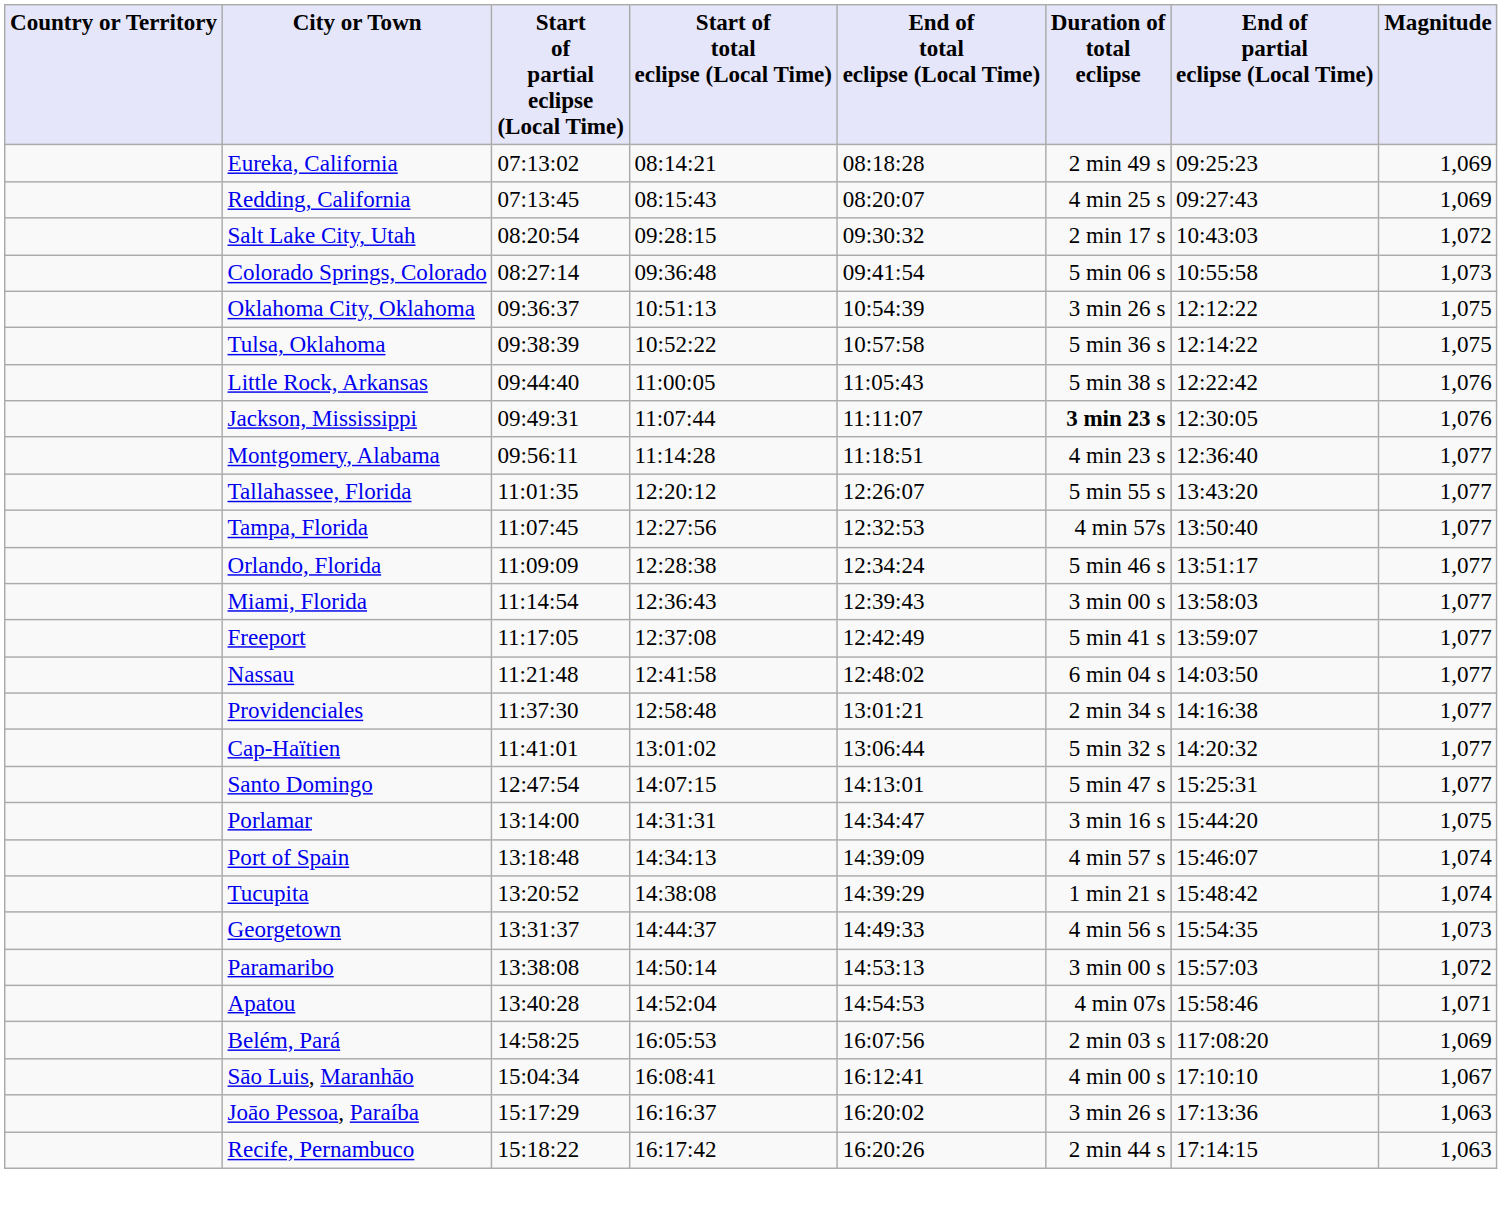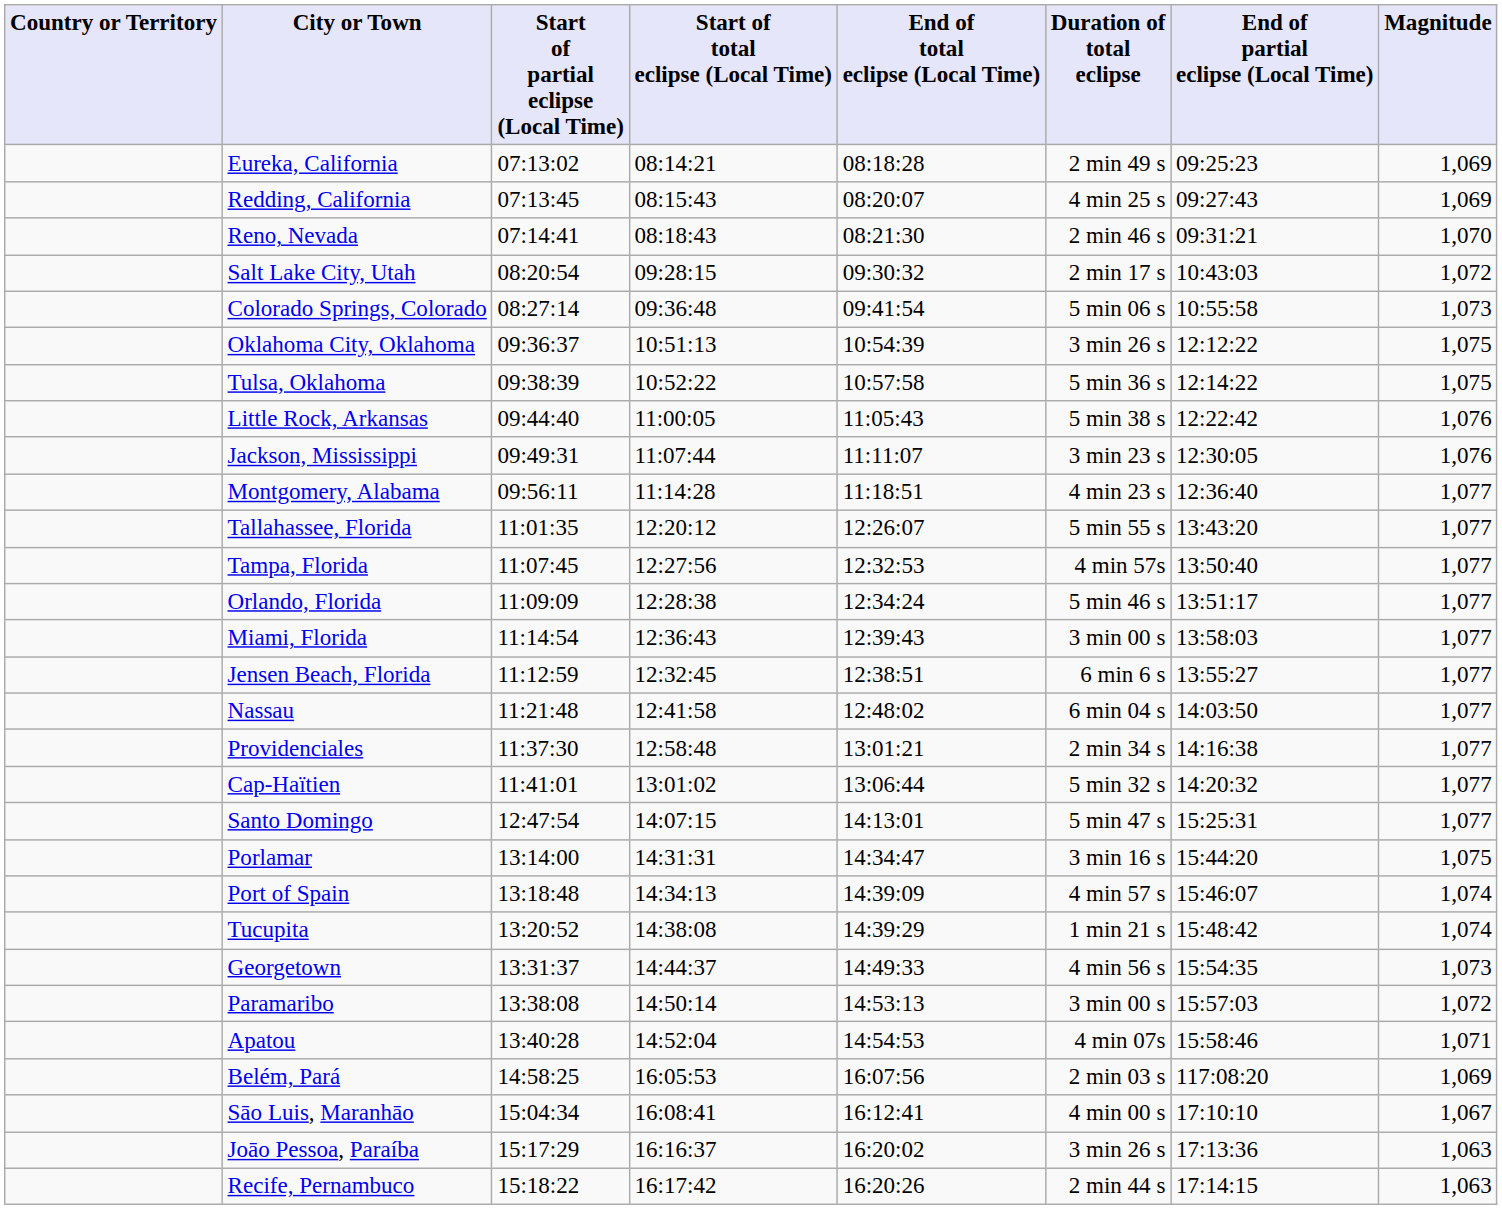+ row: (293, 236)
(1116, 418) bold -> (1117, 455) normal
+ row: (329, 674)
- row: (267, 638)
